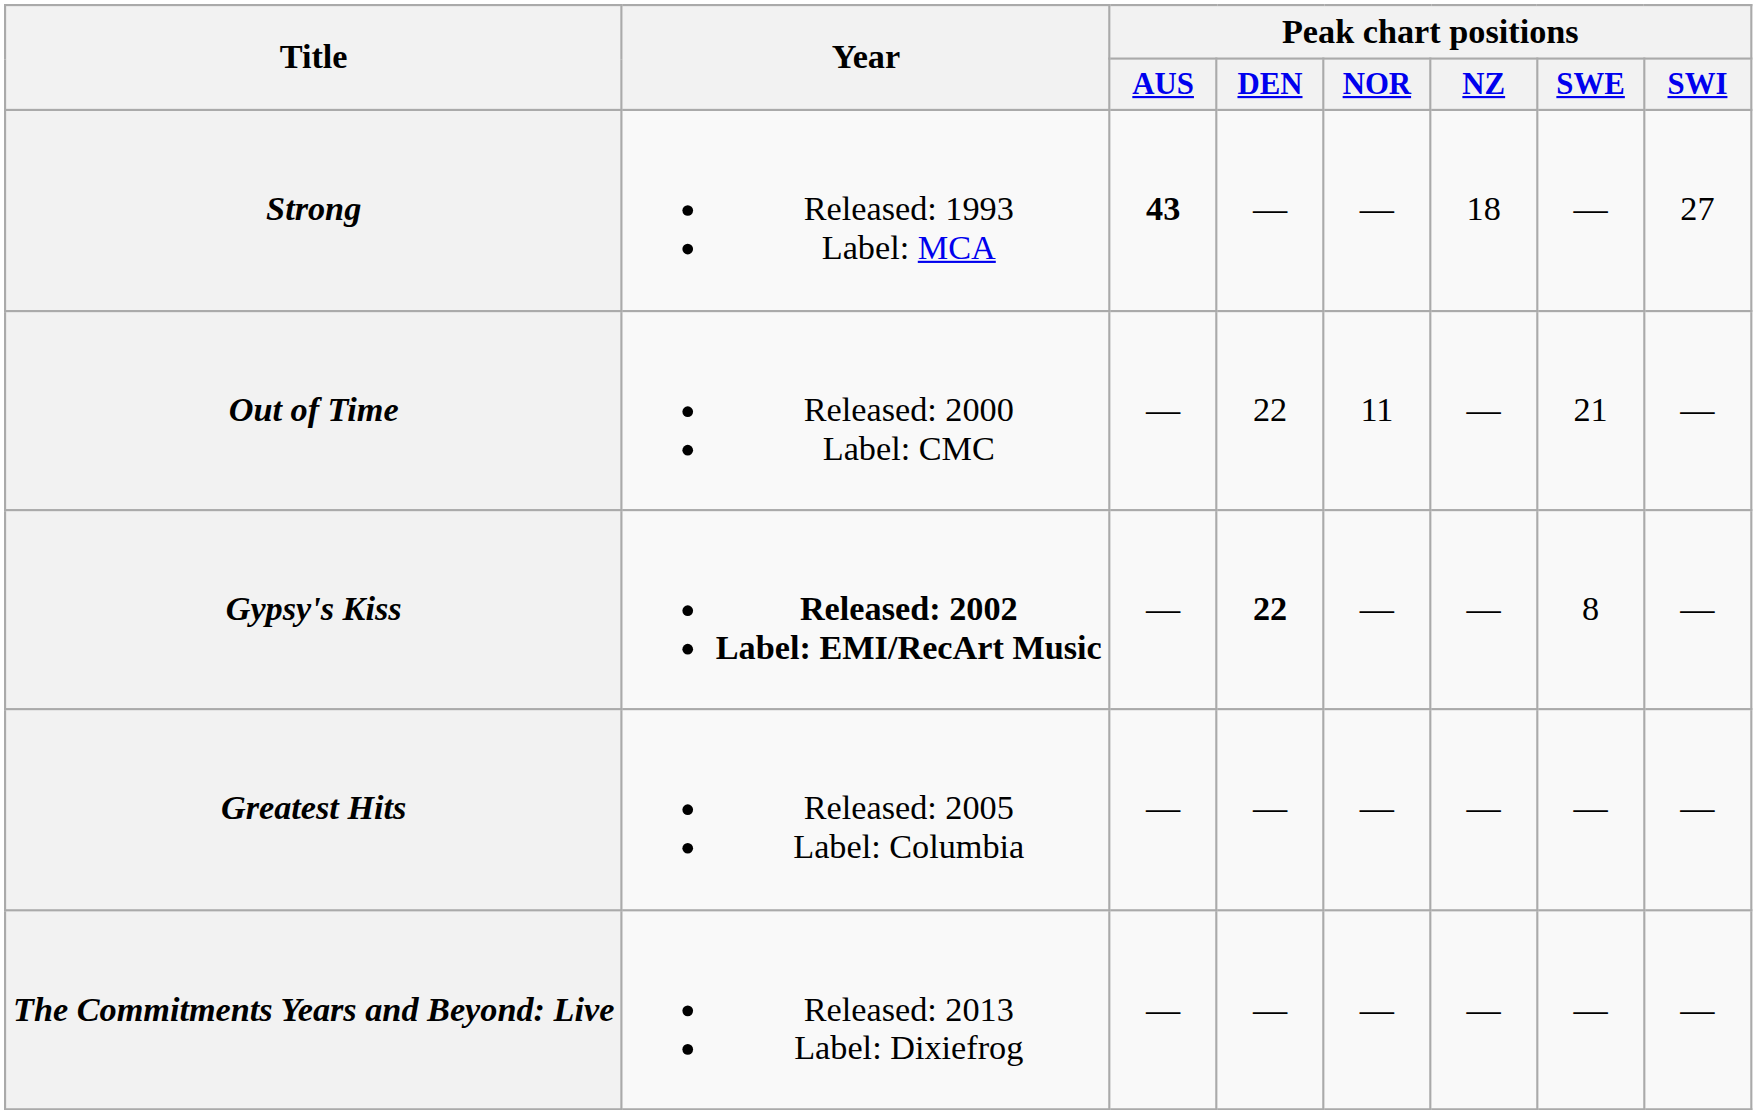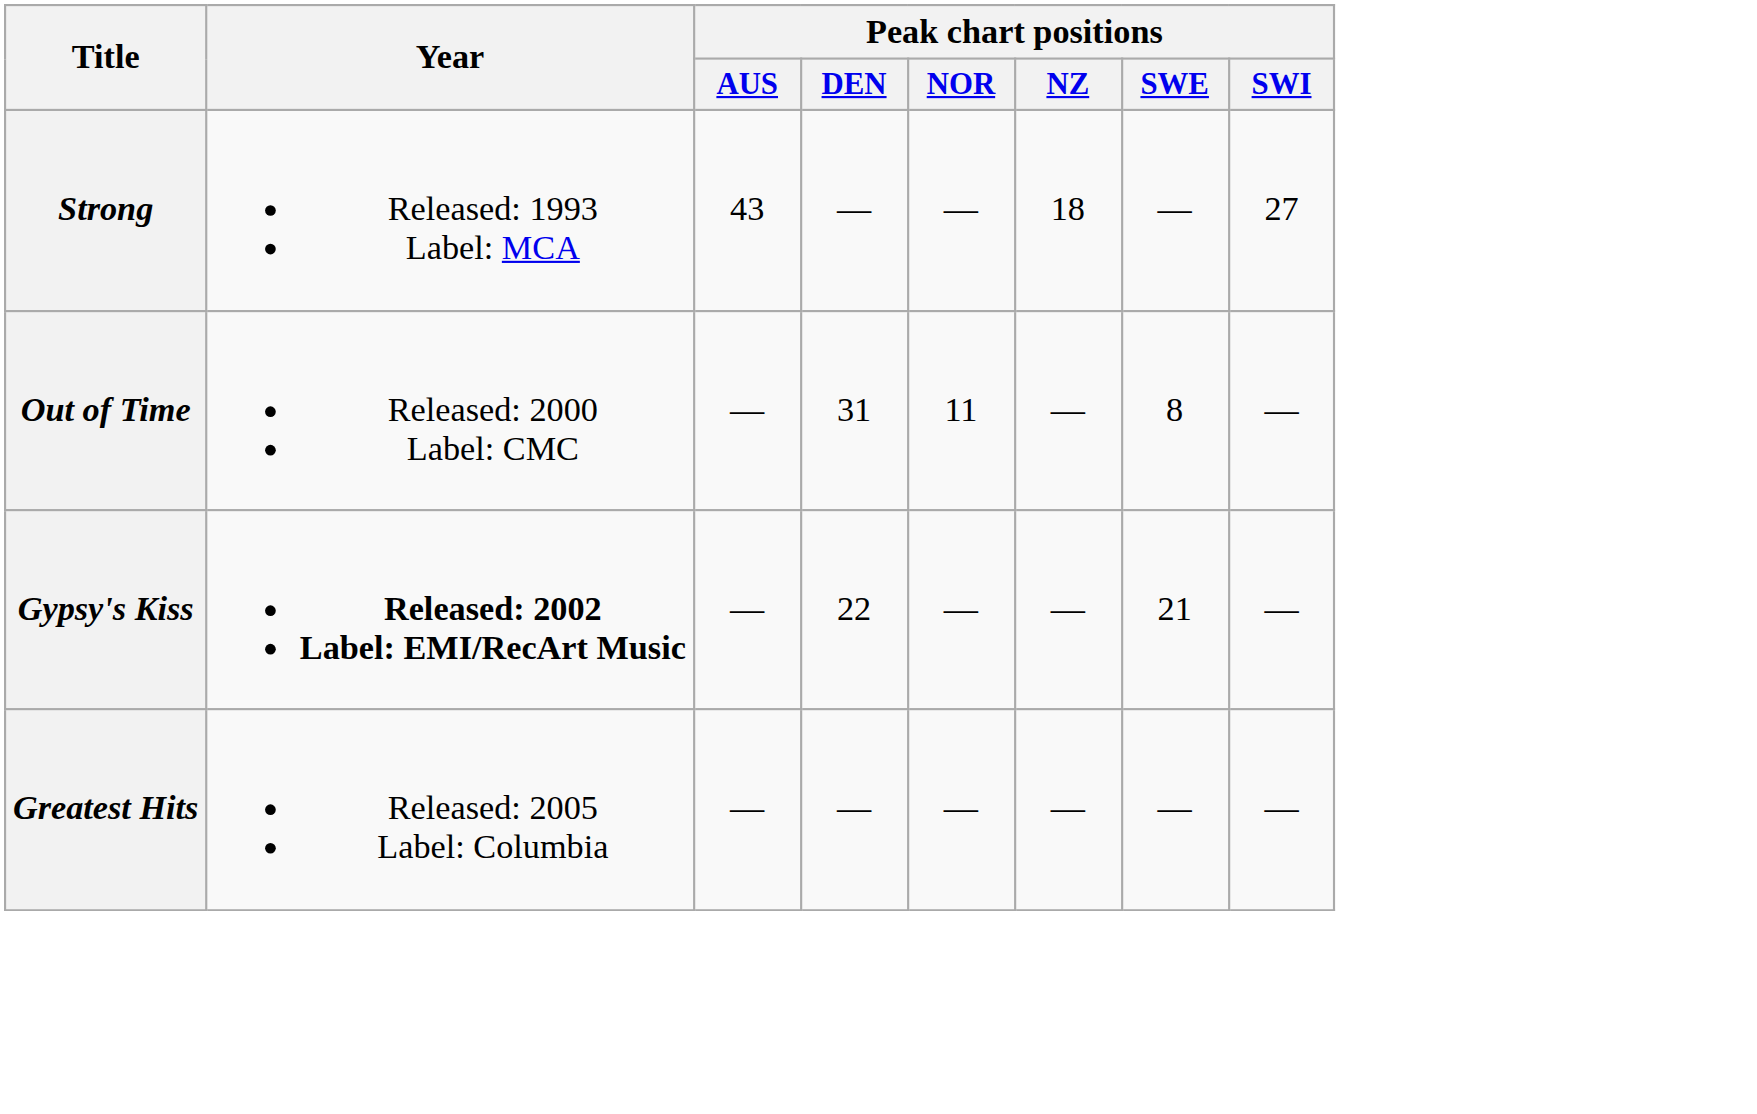(1163, 209) bold -> (747, 209) normal
(1270, 409) 22 -> (854, 409) 31
(1591, 409) 21 -> (1175, 409) 8
(1270, 609) bold -> (854, 609) normal
(1591, 609) 8 -> (1175, 609) 21
- row: (314, 1008)
